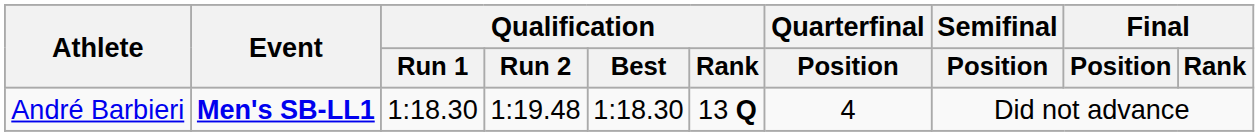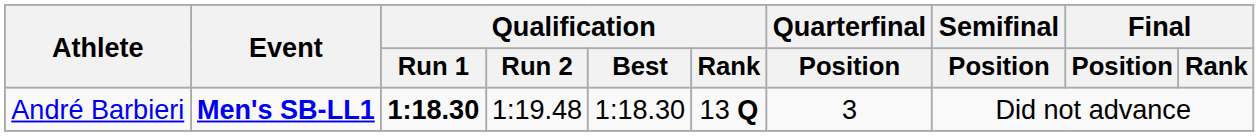(433, 110) normal -> (433, 110) bold
(848, 110) 4 -> (849, 110) 3
